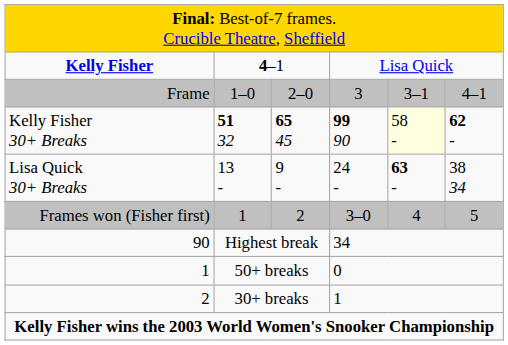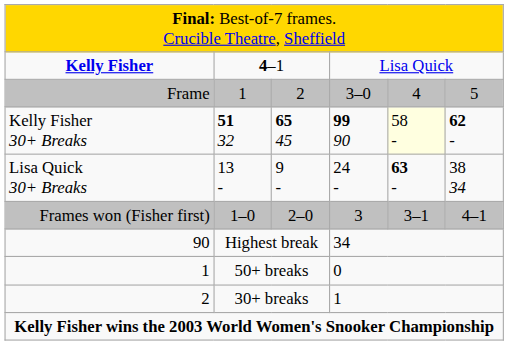(243, 93) 1–0 -> (243, 93) 1
(300, 93) 2–0 -> (300, 93) 2
(358, 93) 3 -> (358, 93) 3–0
(416, 93) 3–1 -> (416, 93) 4
(474, 93) 4–1 -> (474, 93) 5
(243, 215) 1 -> (243, 215) 1–0
(300, 215) 2 -> (300, 215) 2–0
(358, 215) 3–0 -> (358, 215) 3
(416, 215) 4 -> (416, 215) 3–1
(474, 215) 5 -> (474, 215) 4–1
